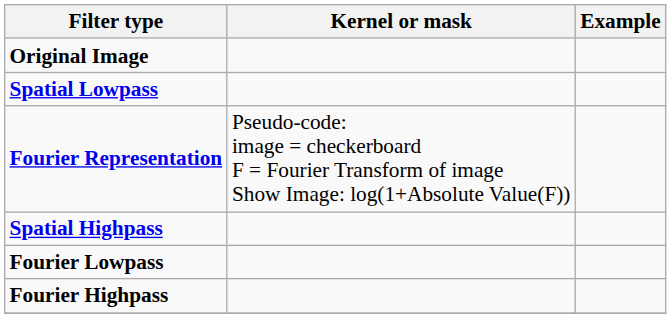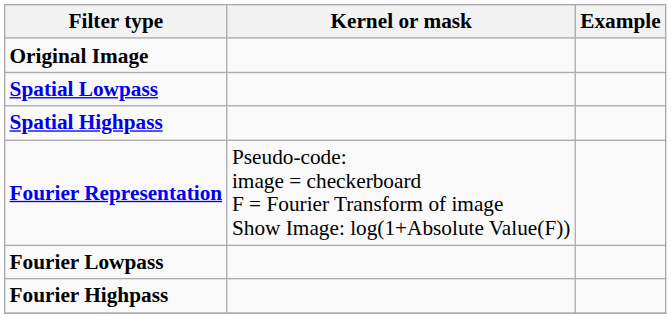rows swapped: (86, 228) <-> (116, 158)
